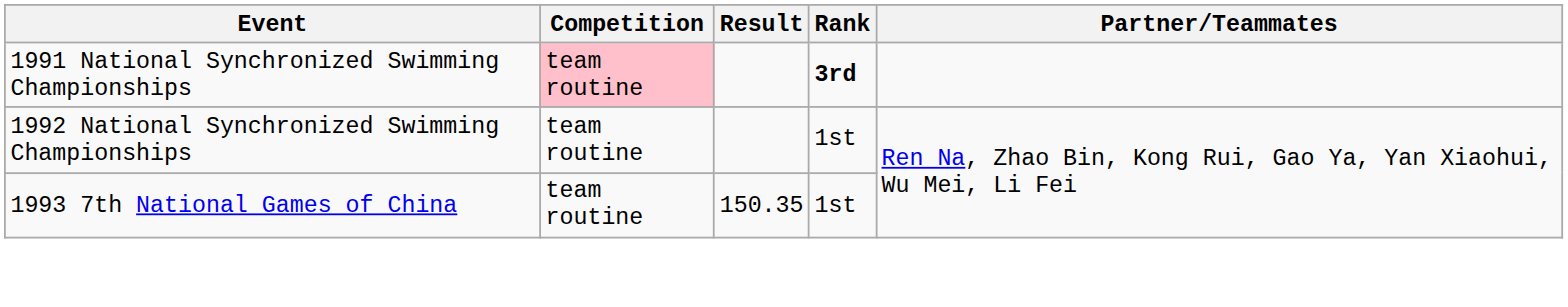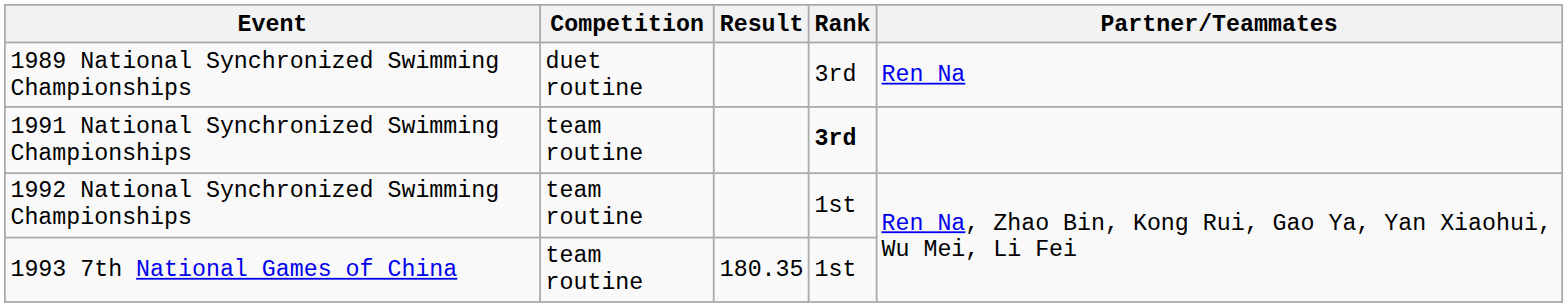+ row: (255, 75)
(594, 75) pink background -> (594, 140) no background
(762, 205) 150.35 -> (762, 270) 180.35
